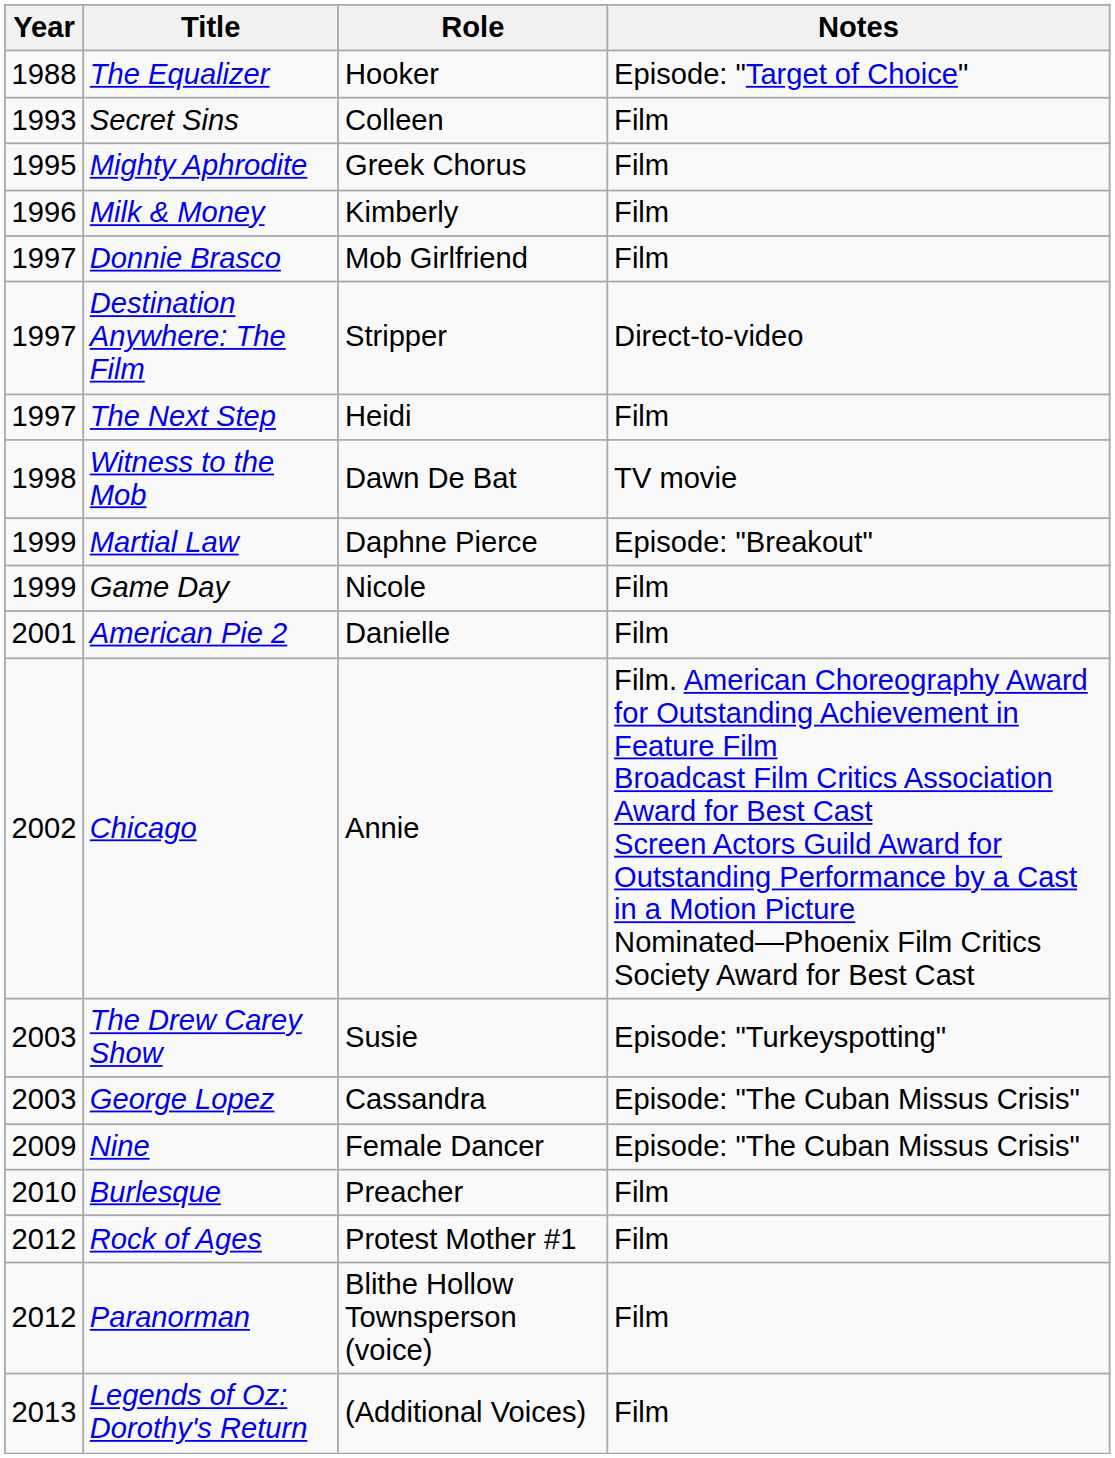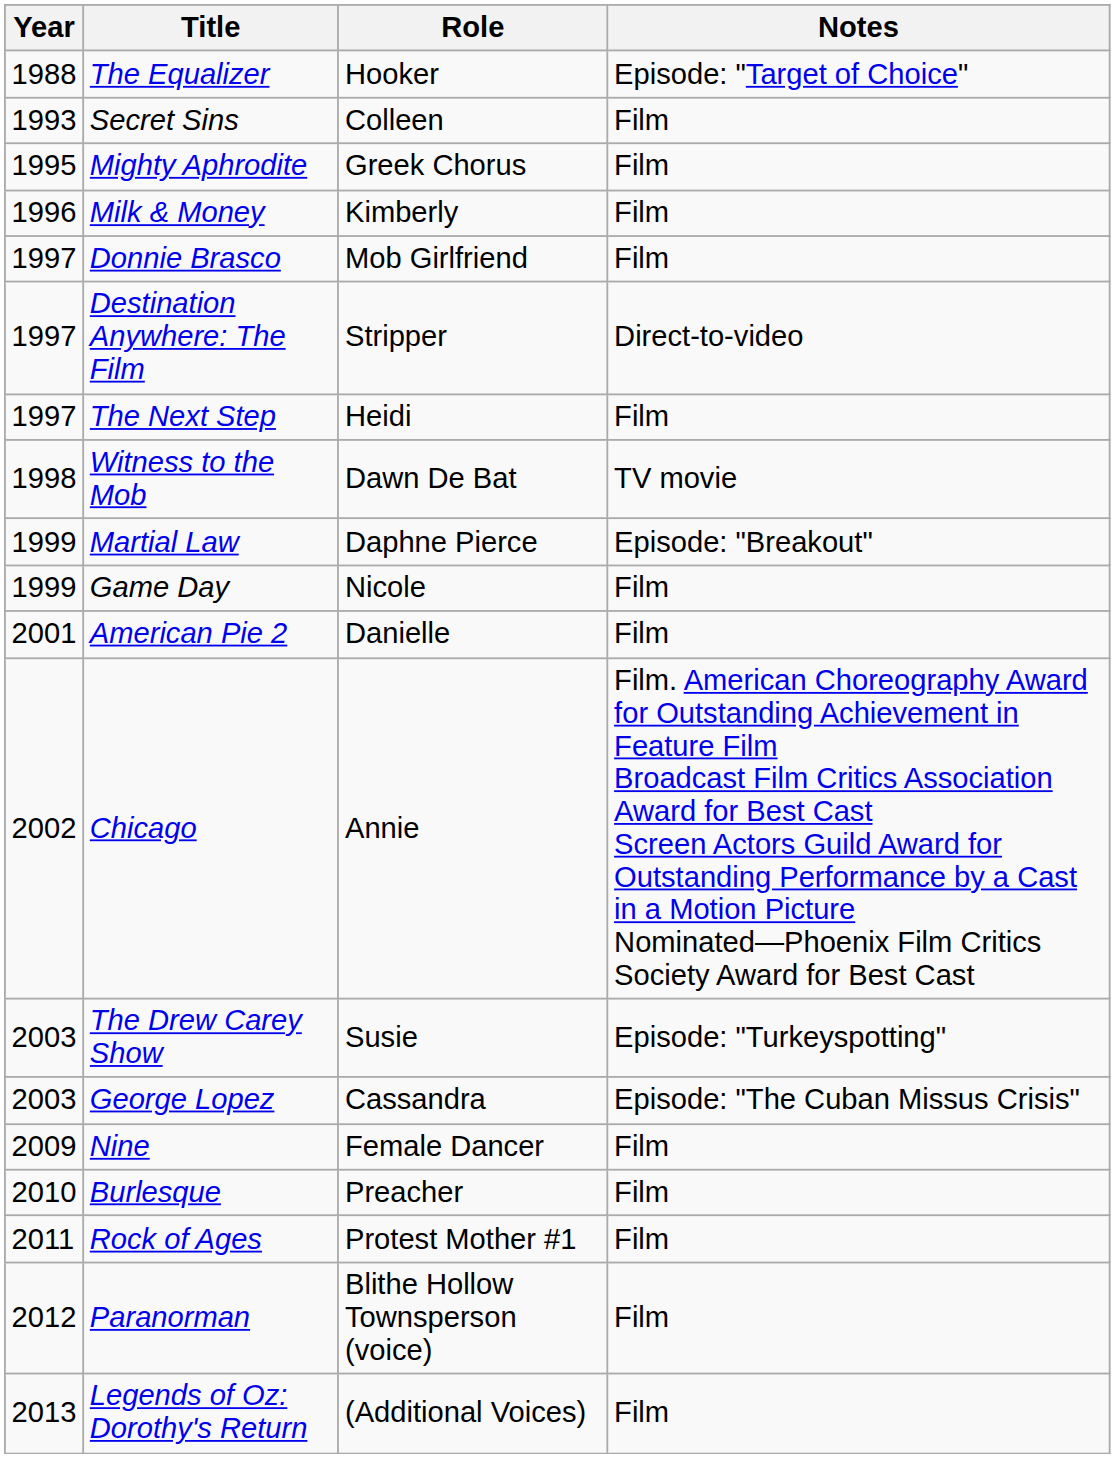(847, 1146) Episode: "The Cuban Missus Crisis" -> (642, 1146) Film
(44, 1238) 2012 -> (43, 1238) 2011
